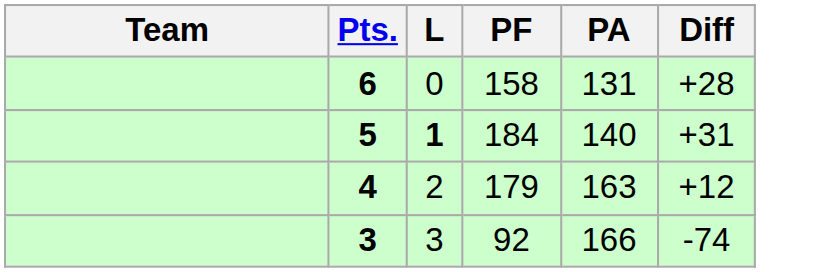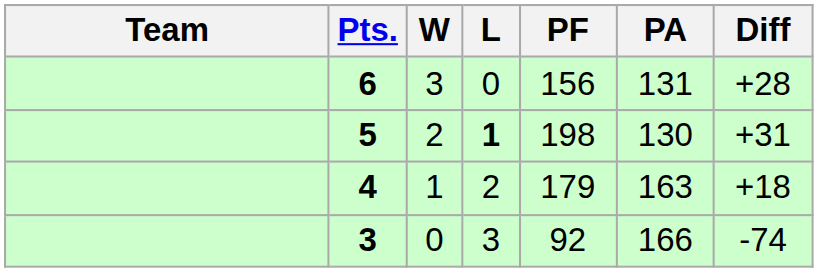+ column: (434, 30)
(511, 82) 158 -> (568, 82) 156
(511, 135) 184 -> (568, 135) 198
(609, 135) 140 -> (665, 135) 130
(707, 187) +12 -> (763, 187) +18
